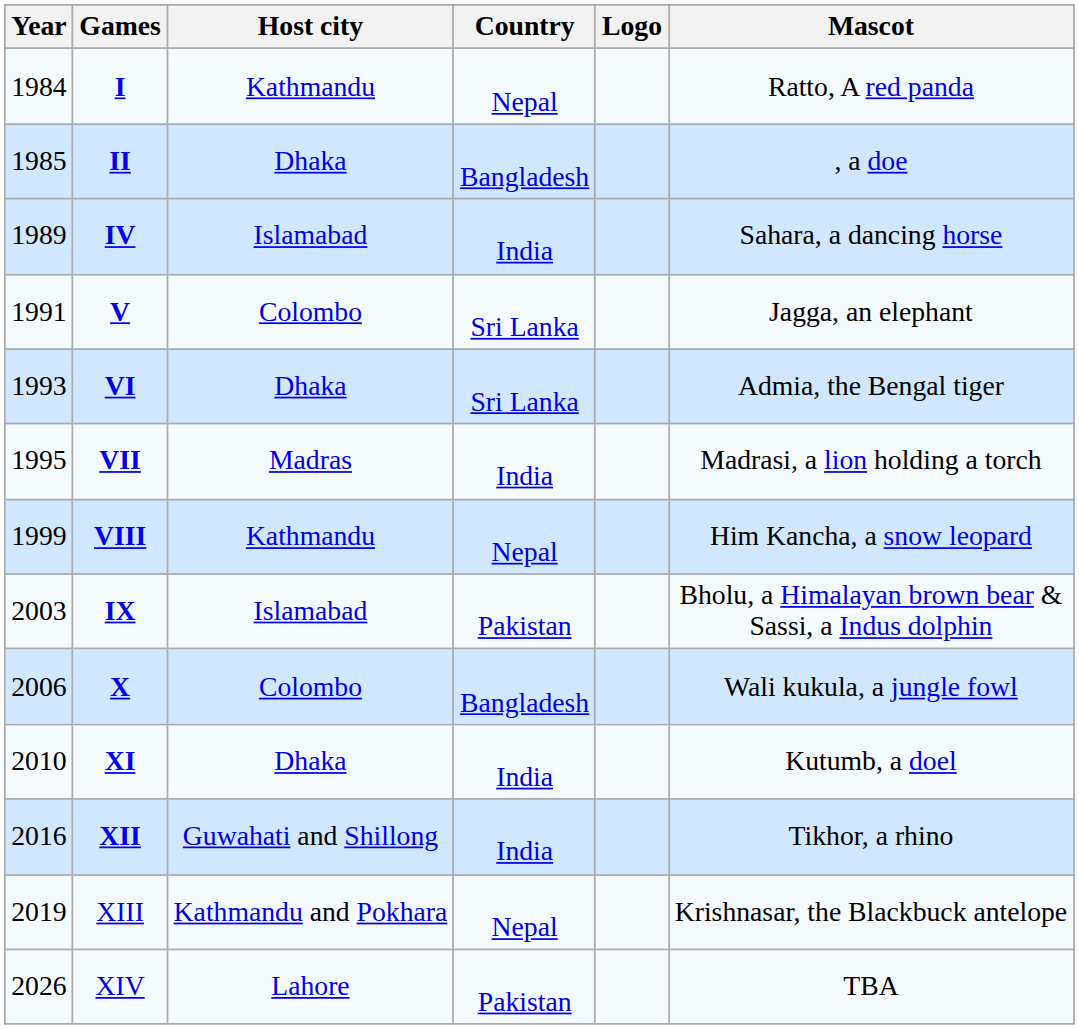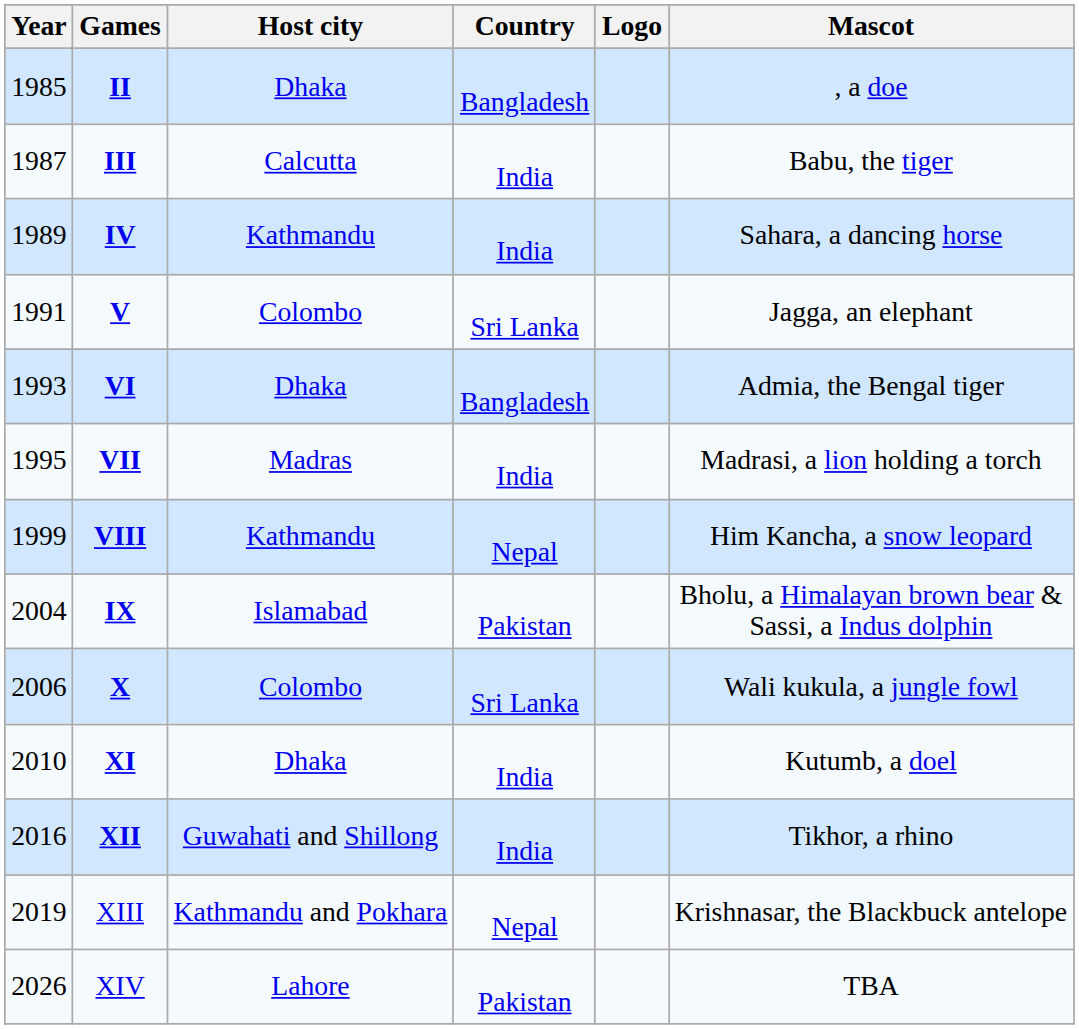- row: (120, 85)
+ row: (120, 160)
(310, 235) Islamabad -> (310, 235) Kathmandu
(525, 401) Sri Lanka -> (525, 401) Bangladesh
(39, 611) 2003 -> (39, 611) 2004
(525, 701) Bangladesh -> (525, 701) Sri Lanka
